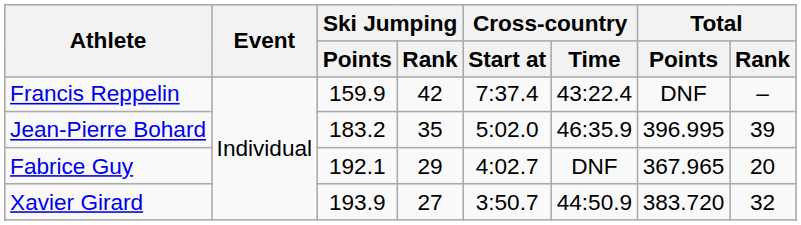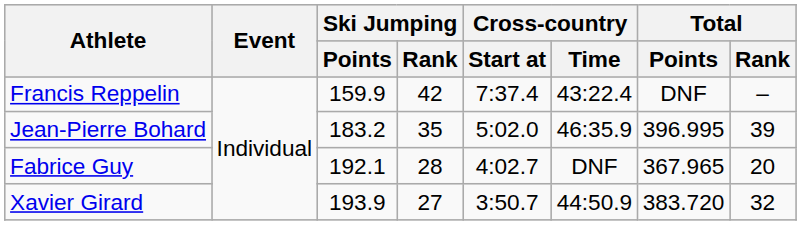(430, 166) 29 -> (430, 166) 28
